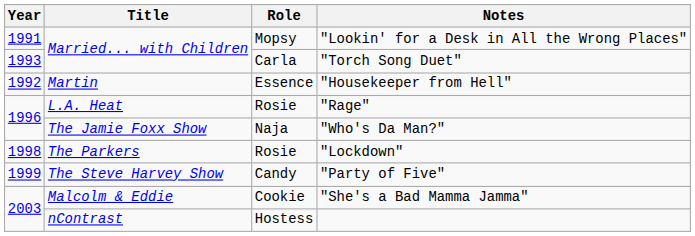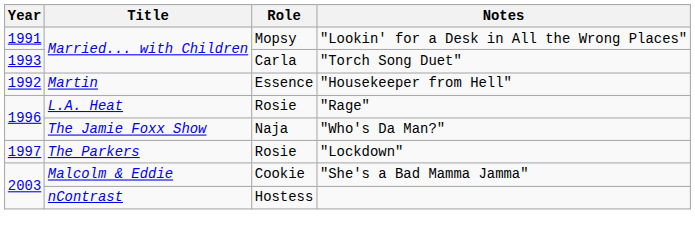(25, 152) 1998 -> (25, 152) 1997
- row: (382, 175)
